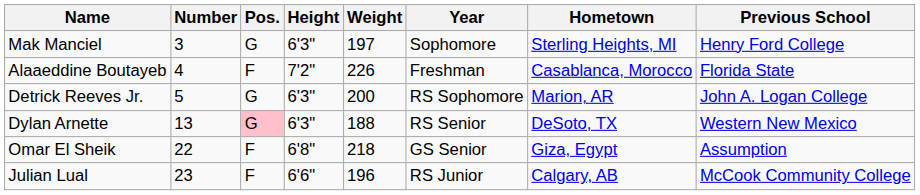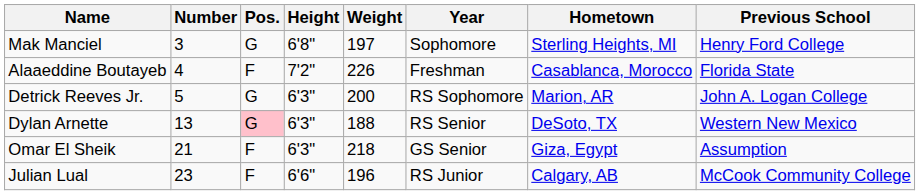(301, 44) 6'3" -> (301, 44) 6'8"
(183, 149) 22 -> (183, 149) 21
(301, 149) 6'8" -> (301, 149) 6'3"
